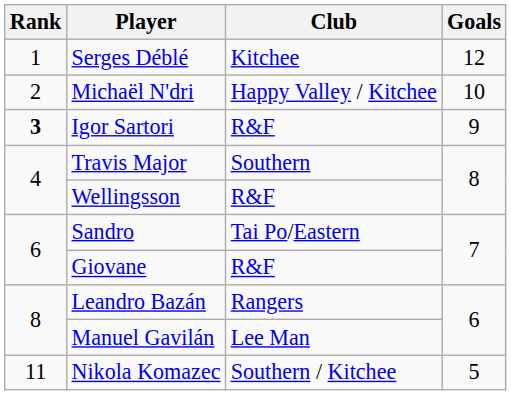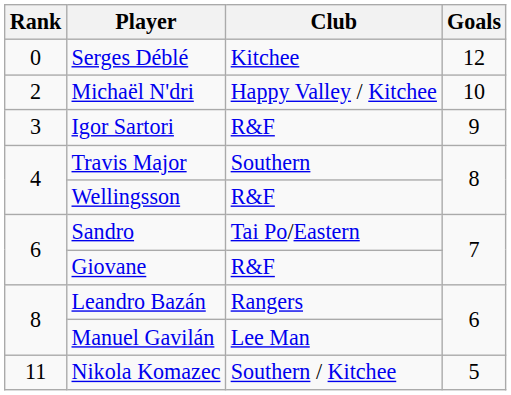(36, 57) 1 -> (36, 57) 0
(36, 127) bold -> (36, 127) normal
